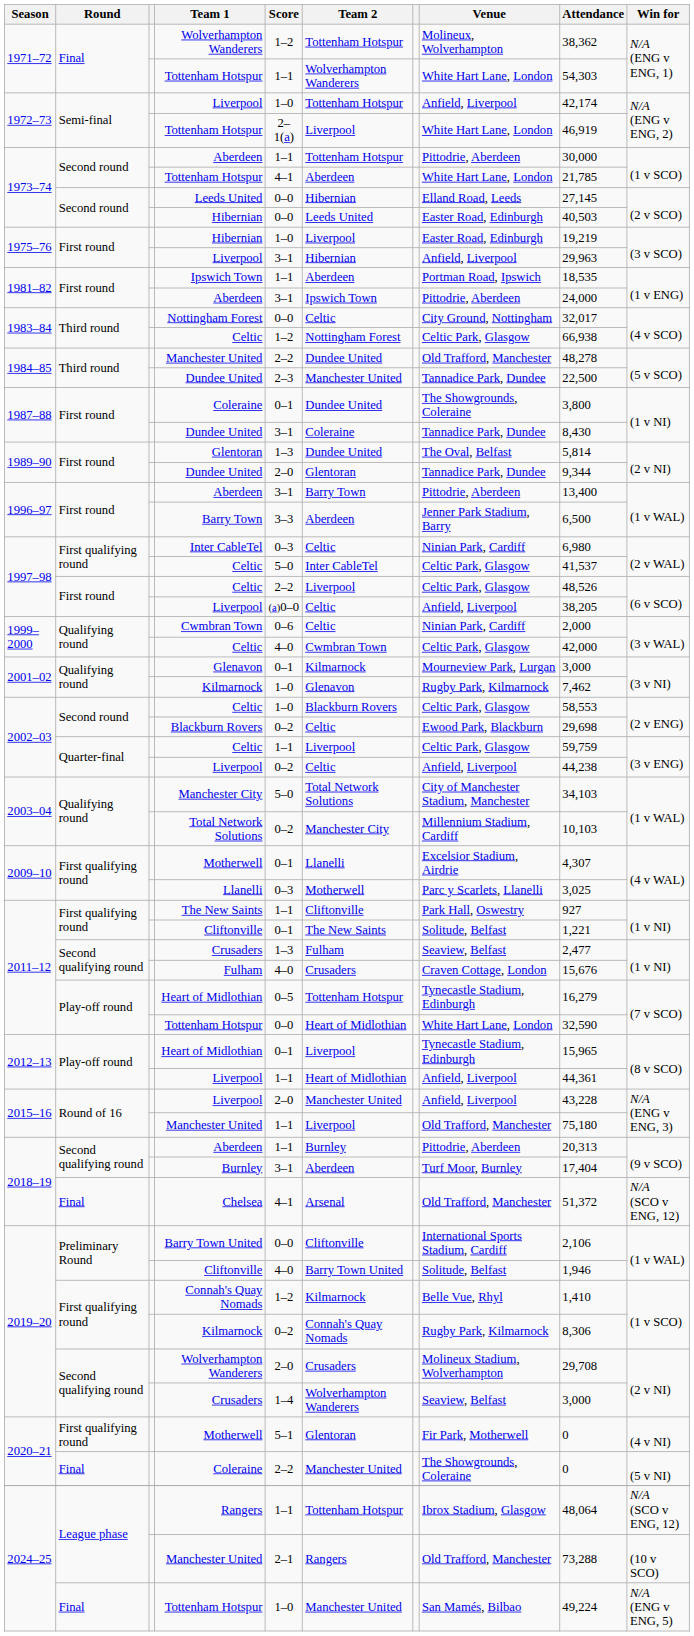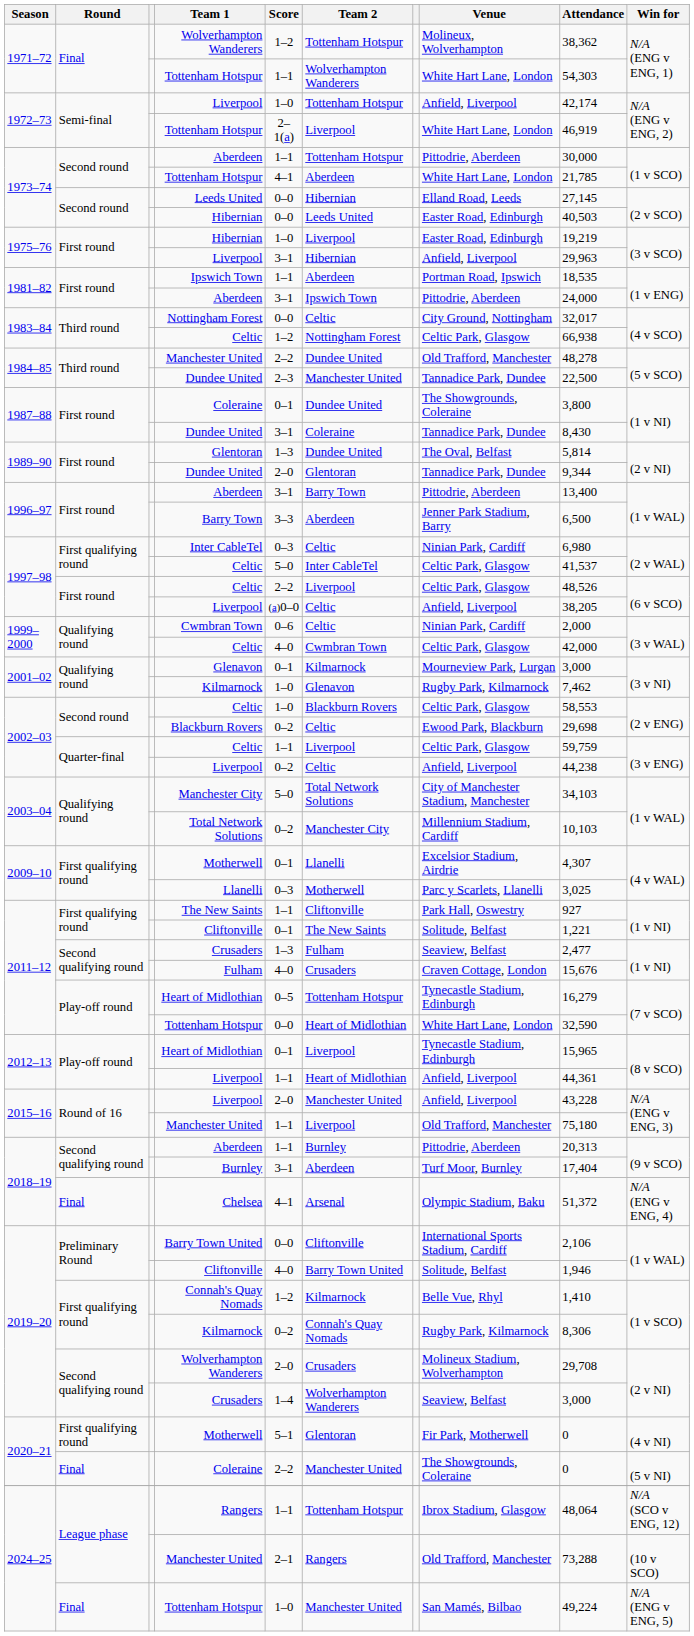(487, 1201) Old Trafford, Manchester -> (483, 1201) Olympic Stadium, Baku
(655, 1201) N/A (SCO v ENG, 12) -> (651, 1201) N/A (ENG v ENG, 4)
